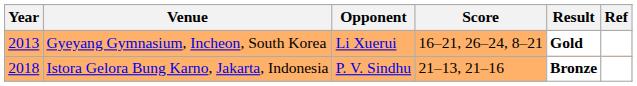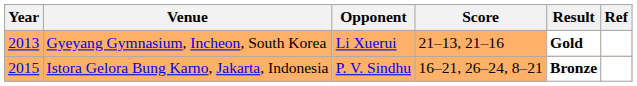(481, 43) 16–21, 26–24, 8–21 -> (461, 43) 21–13, 21–16
(24, 69) 2018 -> (24, 69) 2015
(461, 69) 21–13, 21–16 -> (481, 69) 16–21, 26–24, 8–21
